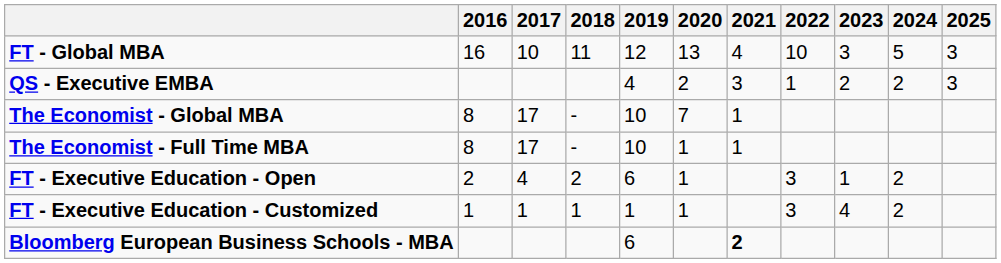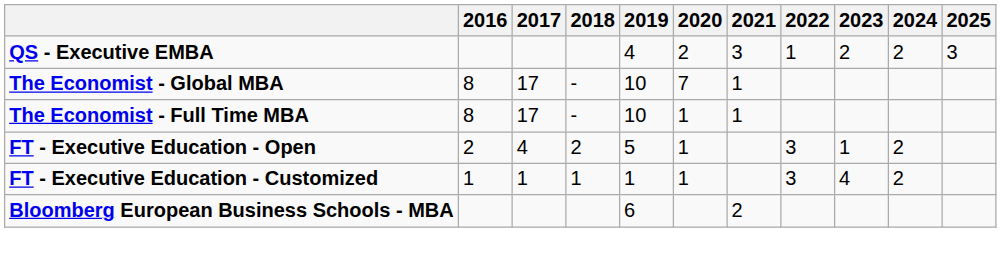- row: (87, 52)
(630, 178) 6 -> (630, 147) 5
(737, 242) bold -> (737, 210) normal
